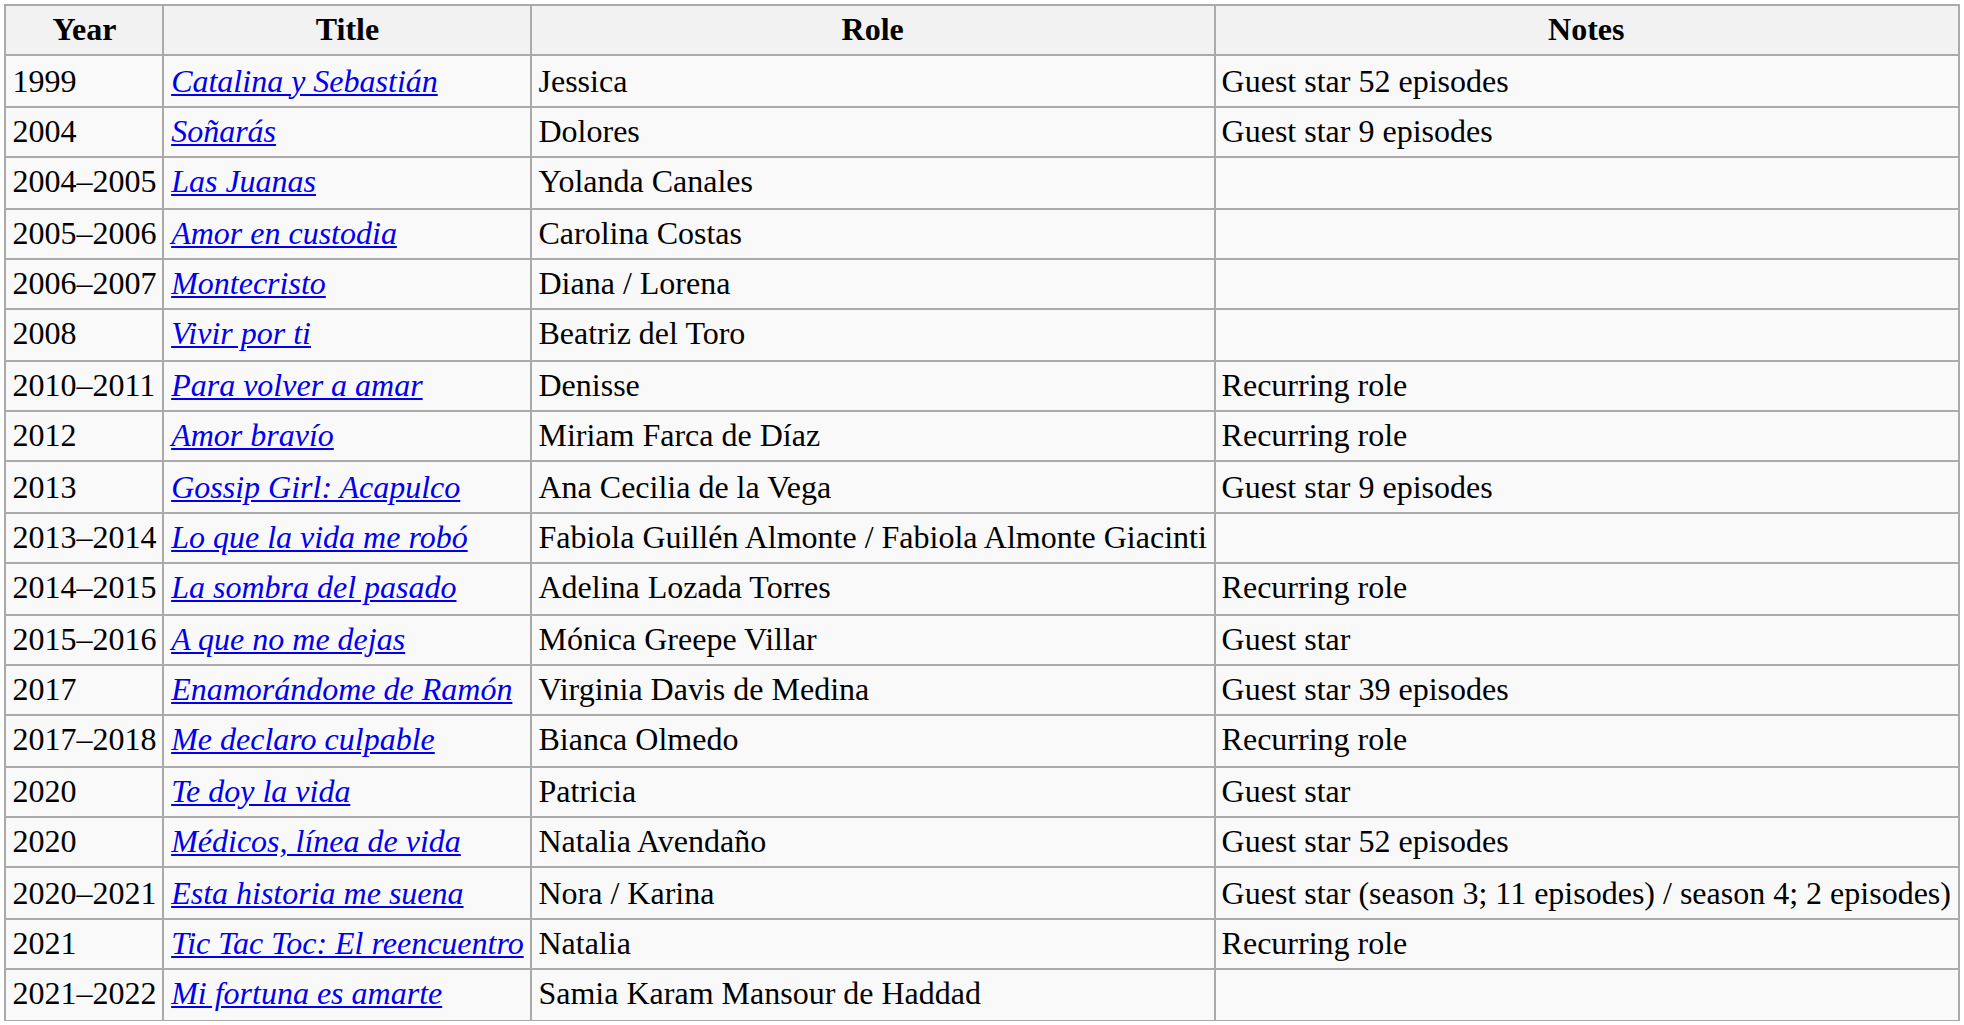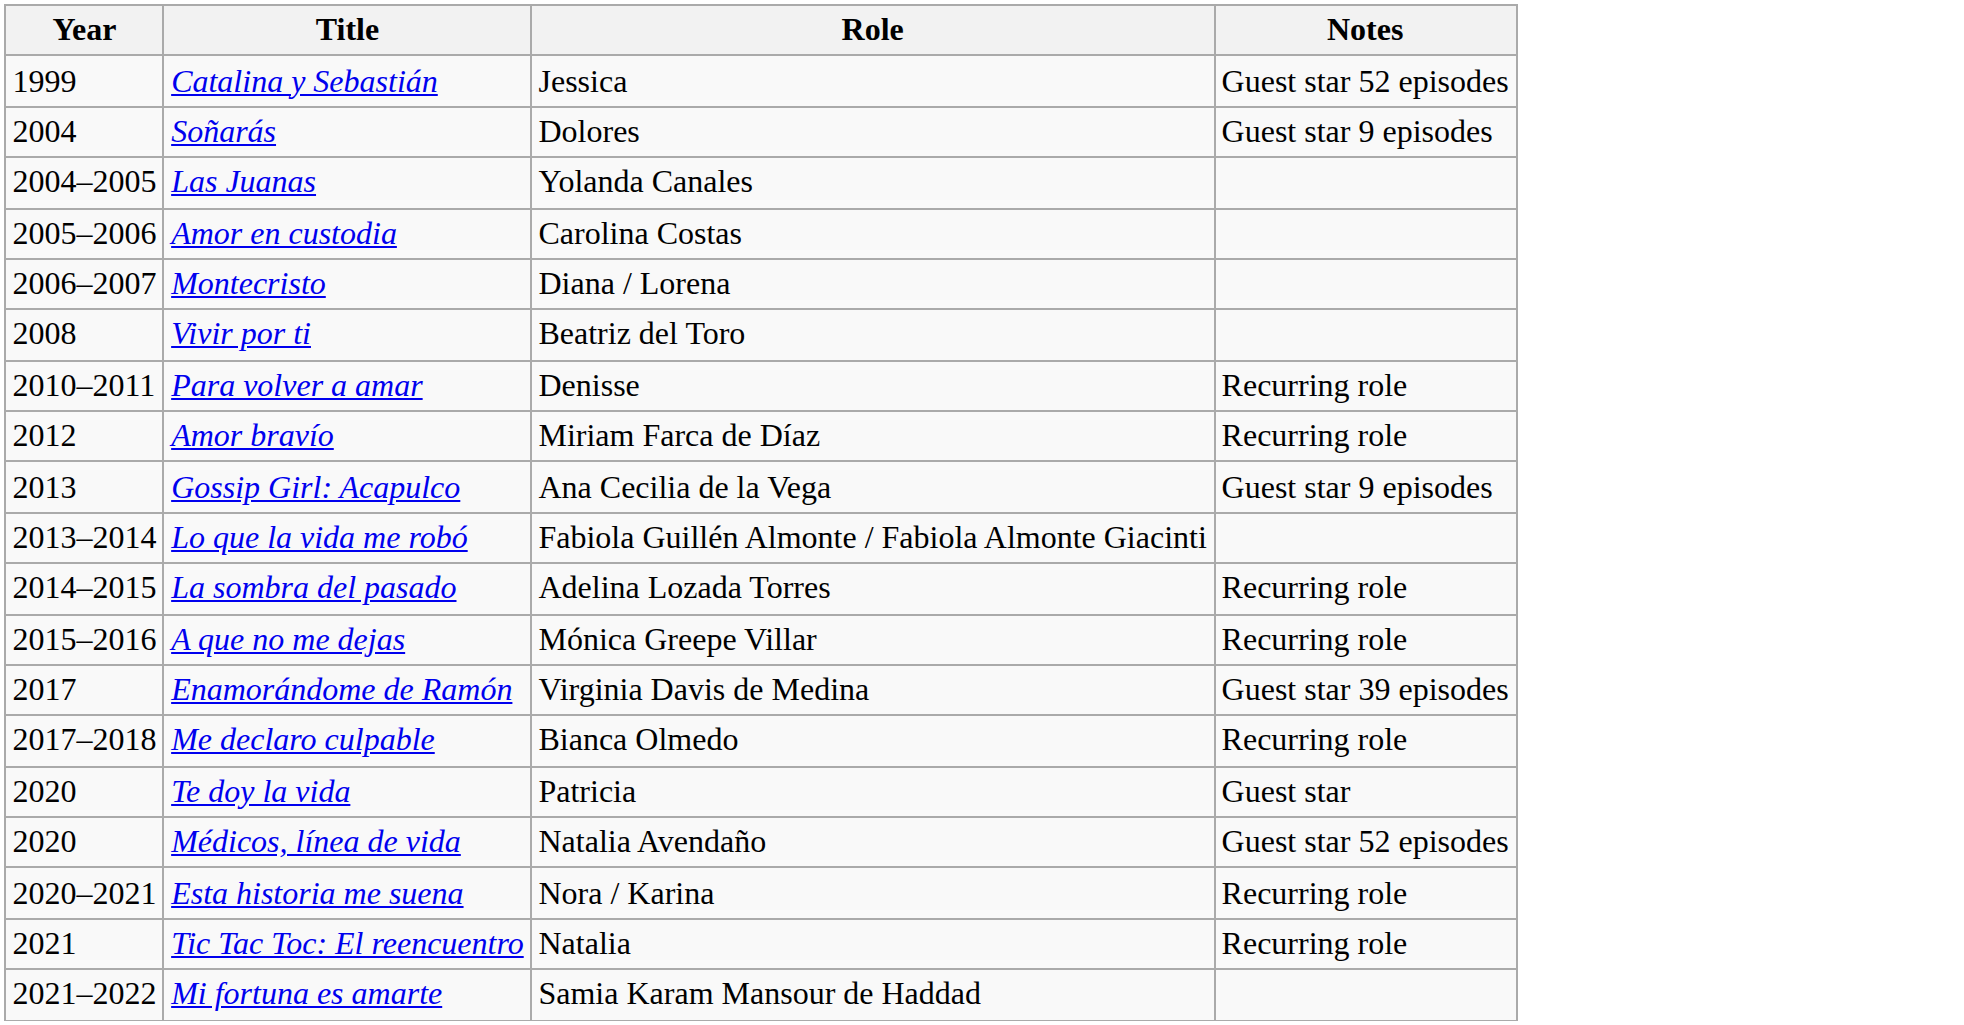(1286, 638) Guest star -> (1314, 638) Recurring role
(1586, 892) Guest star (season 3; 11 episodes) / season 4; 2 episodes) -> (1314, 892) Recurring role
